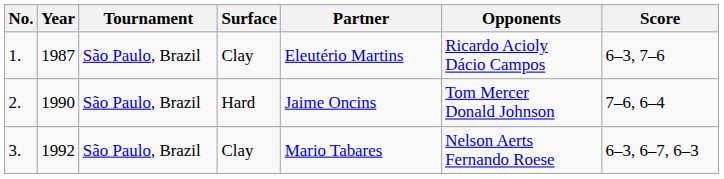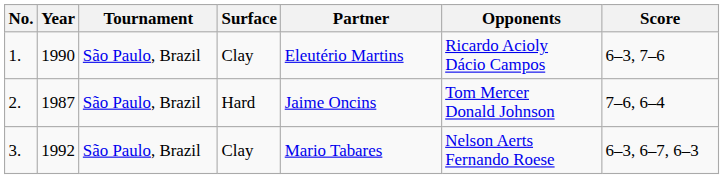(58, 55) 1987 -> (58, 55) 1990
(58, 102) 1990 -> (58, 102) 1987
